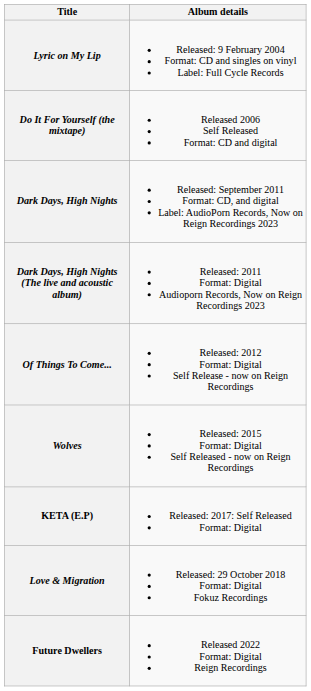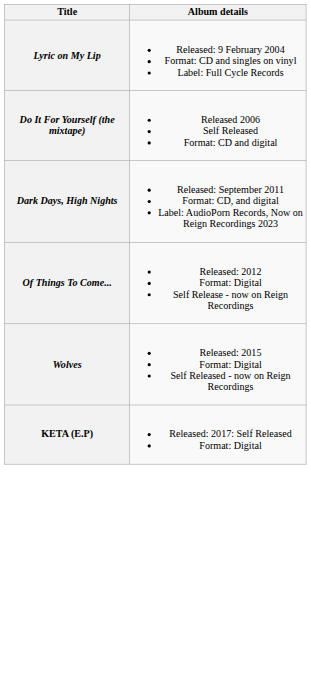- row: (67, 283)
- row: (67, 580)
- row: (67, 650)
